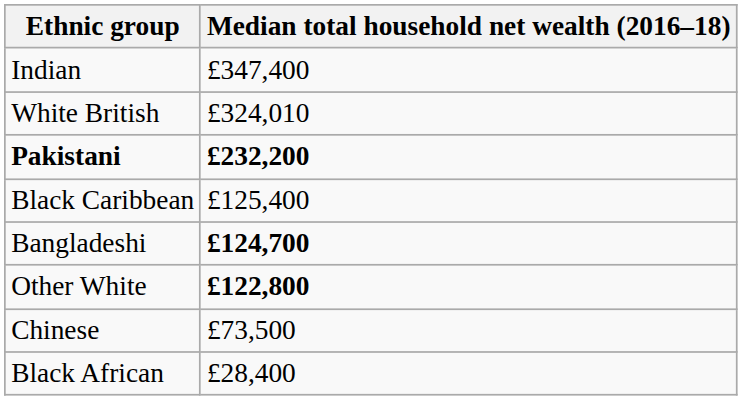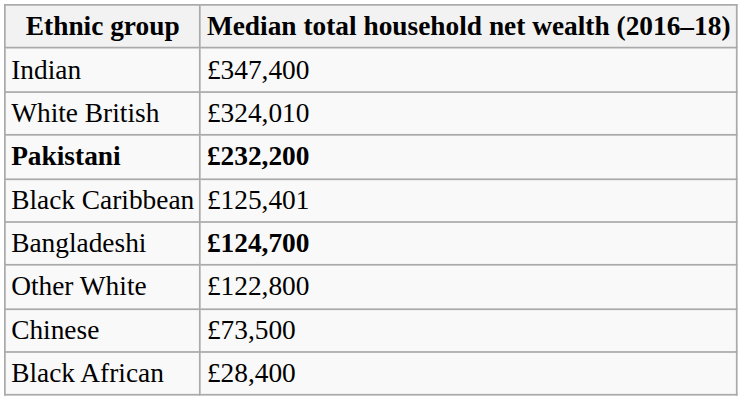(258, 199) £125,400 -> (258, 199) £125,401
(258, 286) bold -> (258, 286) normal
